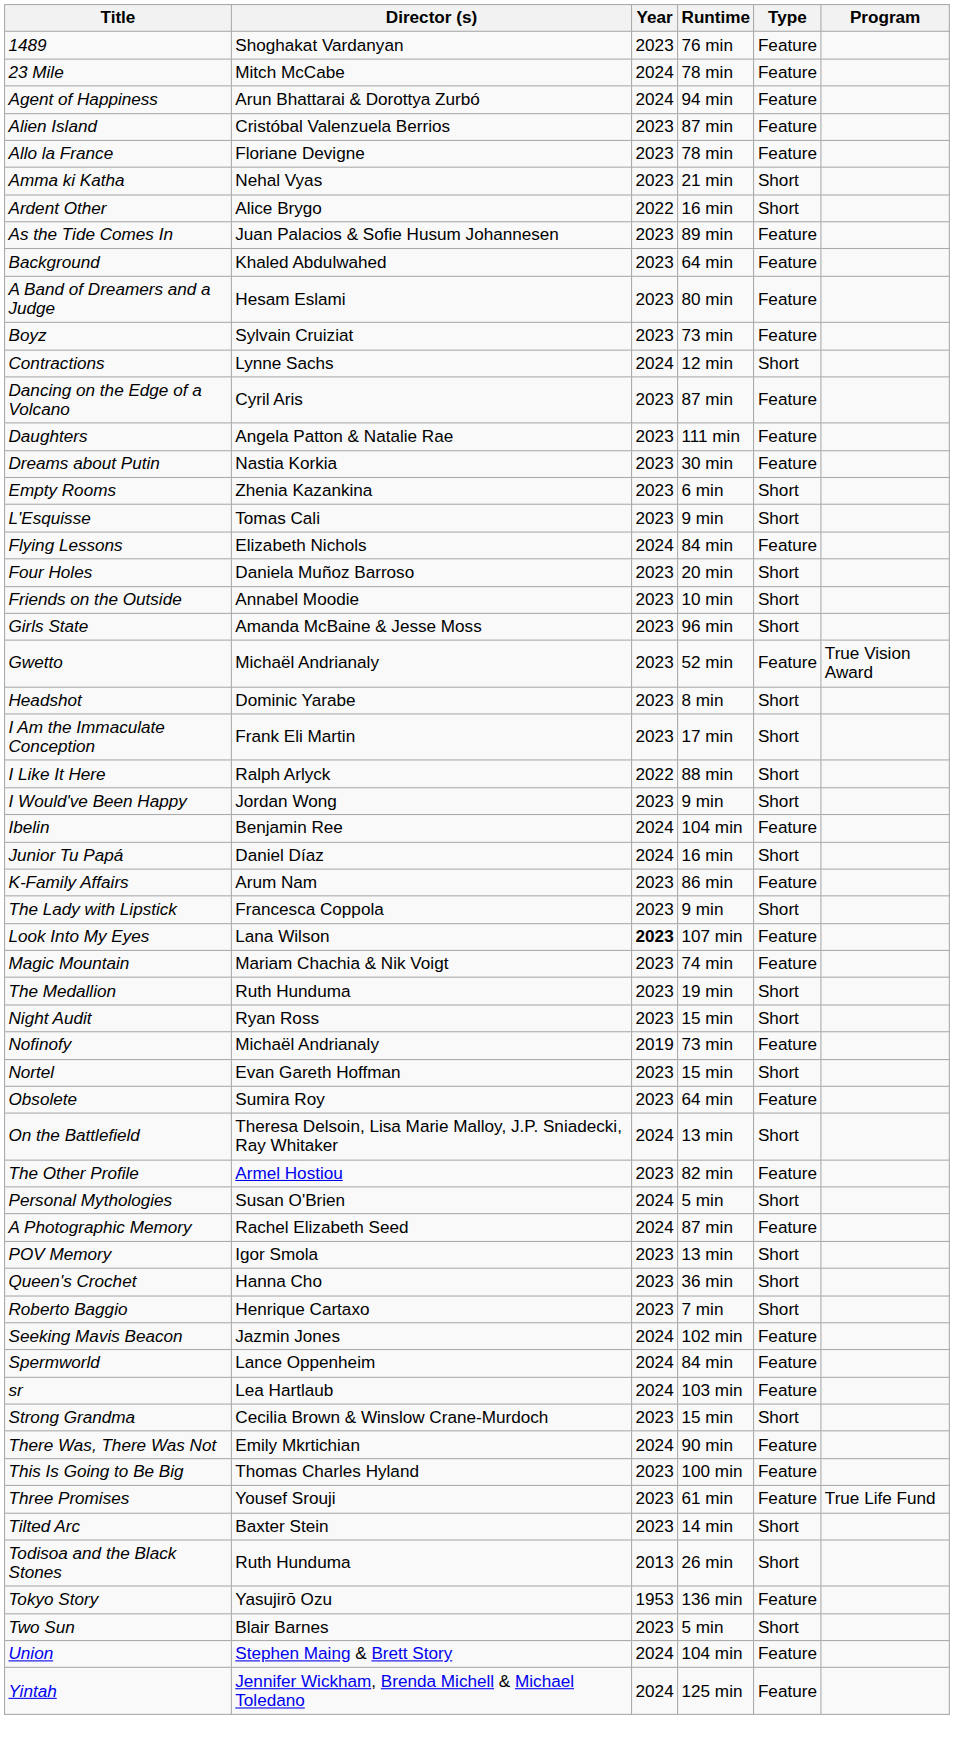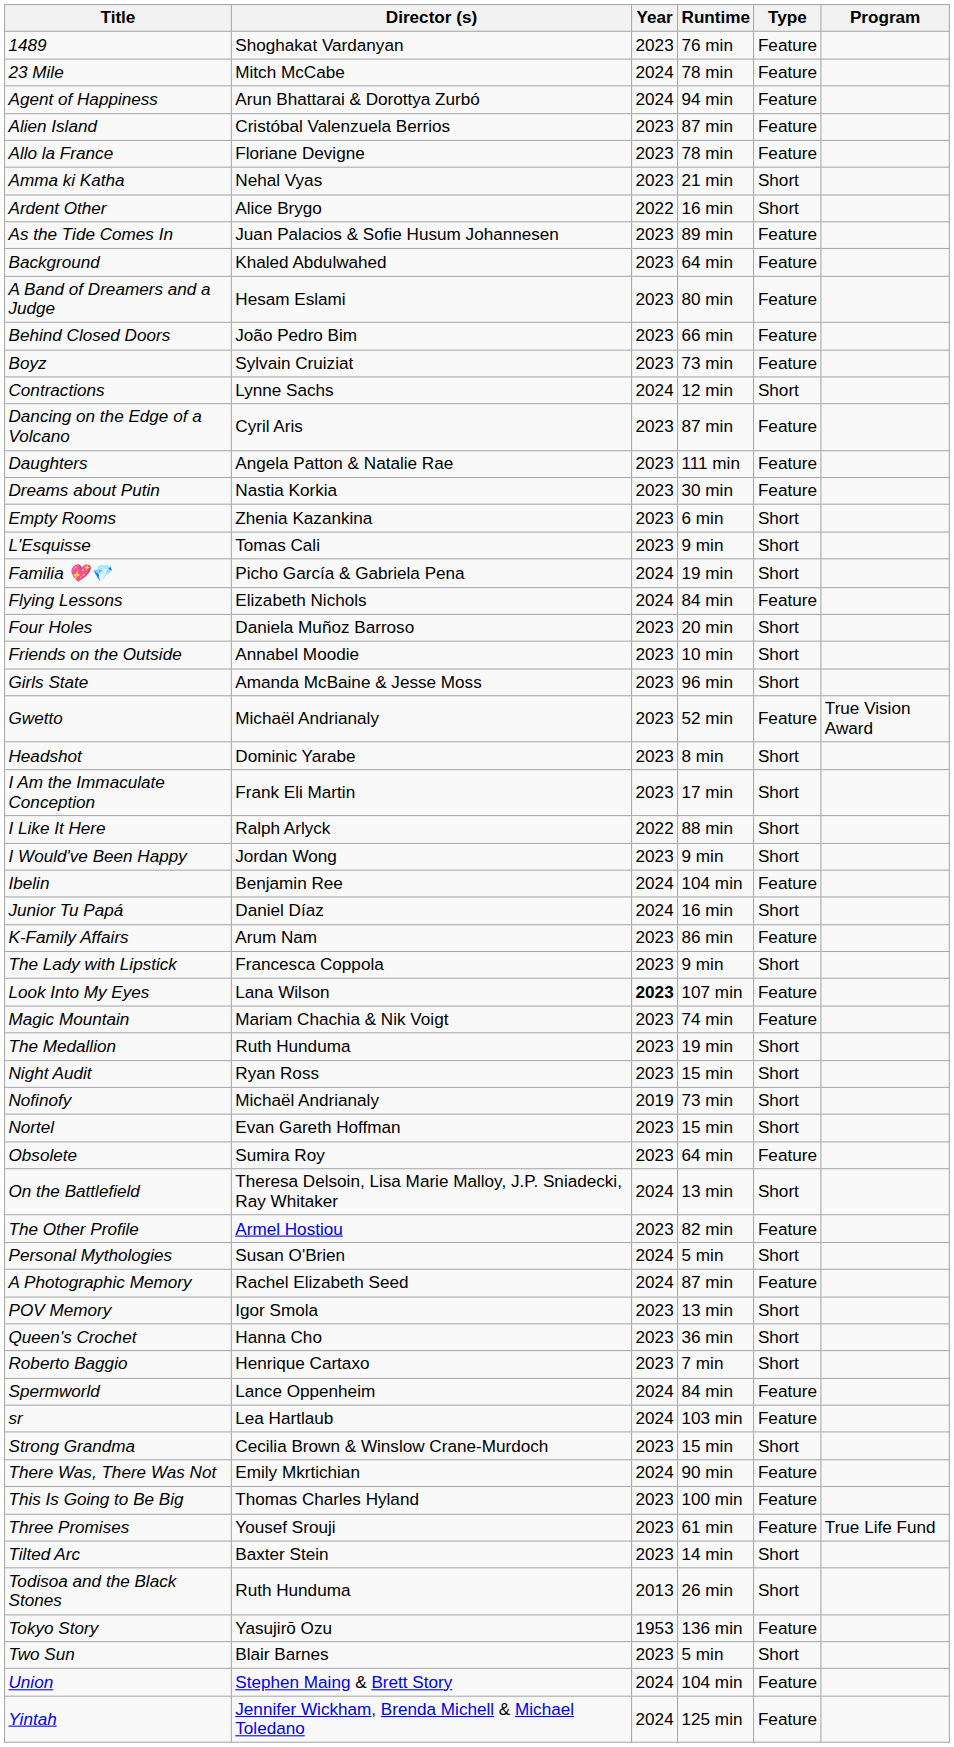+ row: (89, 335)
+ row: (60, 573)
(787, 1045) Feature -> (778, 1100) Short
- row: (96, 1336)
